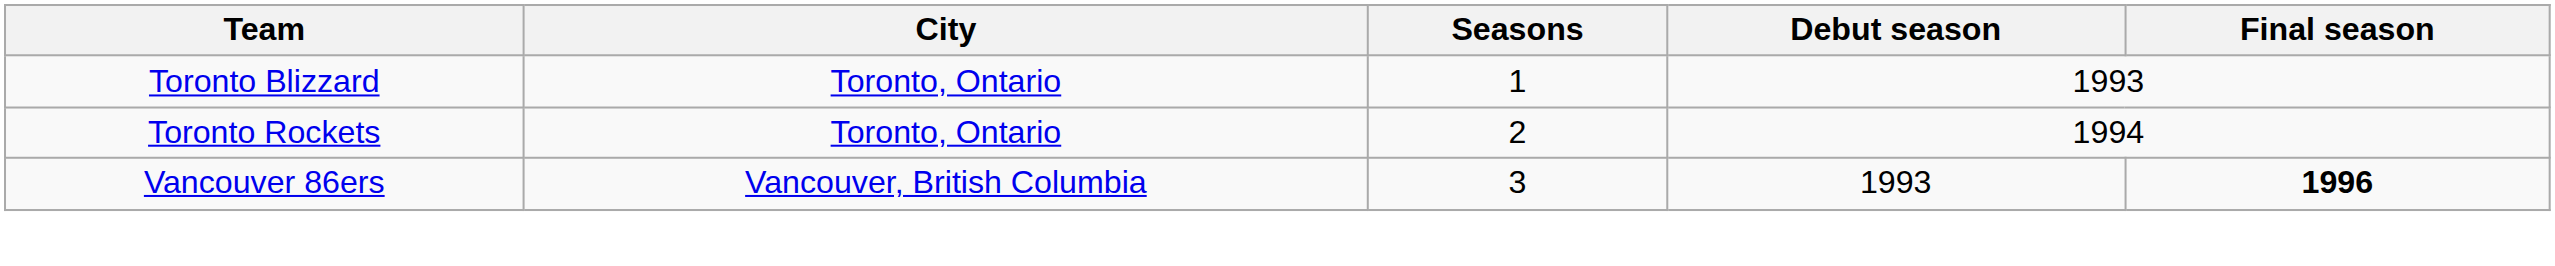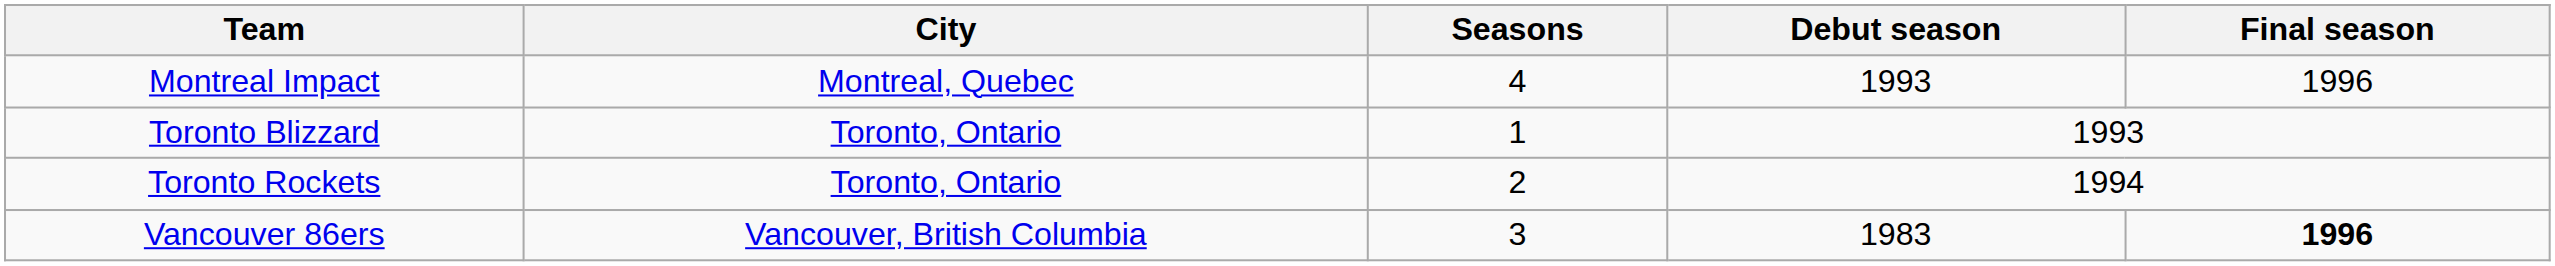+ row: (264, 81)
(1896, 183) 1993 -> (1896, 234) 1983
